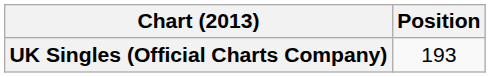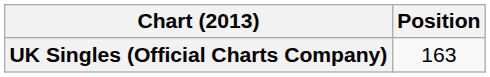(439, 54) 193 -> (439, 54) 163
